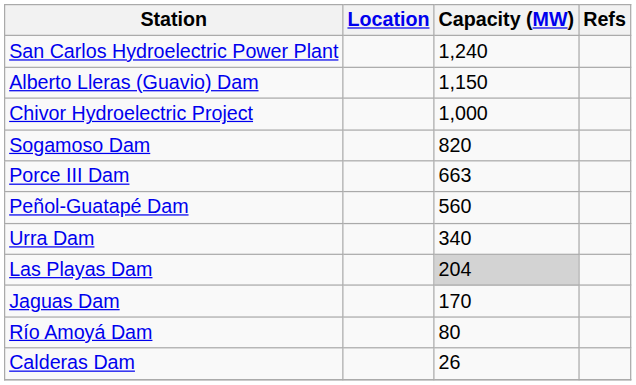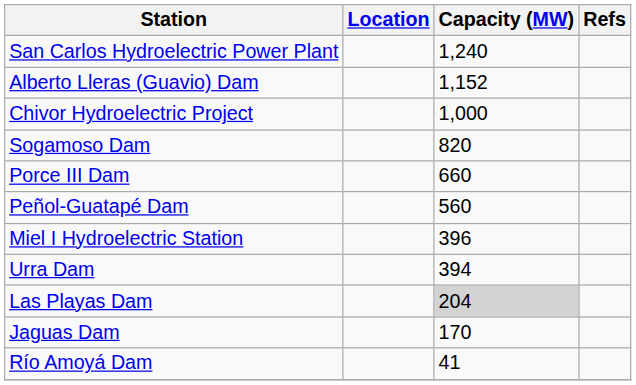(463, 82) 1,150 -> (463, 82) 1,152
(455, 176) 663 -> (455, 176) 660
+ row: (126, 238)
(455, 238) 340 -> (455, 269) 394
(449, 332) 80 -> (449, 363) 41
- row: (72, 363)
